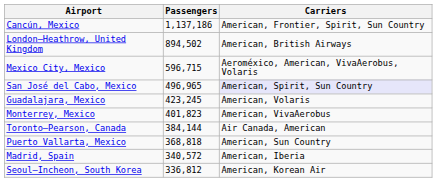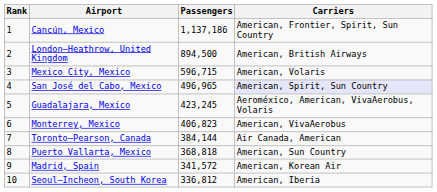+ column: (17, 12)
(184, 44) 894,502 -> (199, 54) 894,500
(310, 68) Aeroméxico, American, VivaAerobus, Volaris -> (281, 73) American, Volaris
(266, 101) American, Volaris -> (325, 106) Aeroméxico, American, VivaAerobus, Volaris
(184, 115) 401,823 -> (199, 125) 406,823
(184, 157) 340,572 -> (199, 167) 341,572
(263, 157) American, Iberia -> (289, 167) American, Korean Air
(274, 171) American, Korean Air -> (278, 181) American, Iberia
